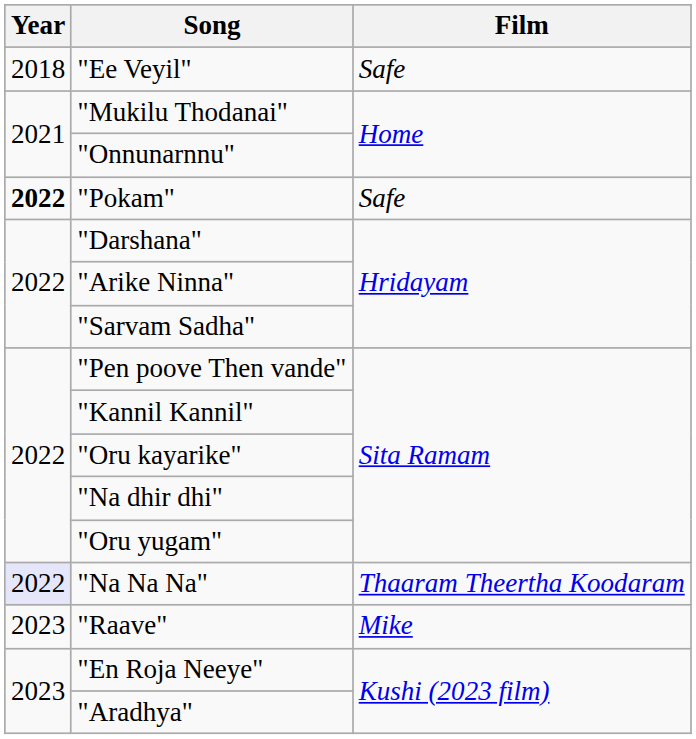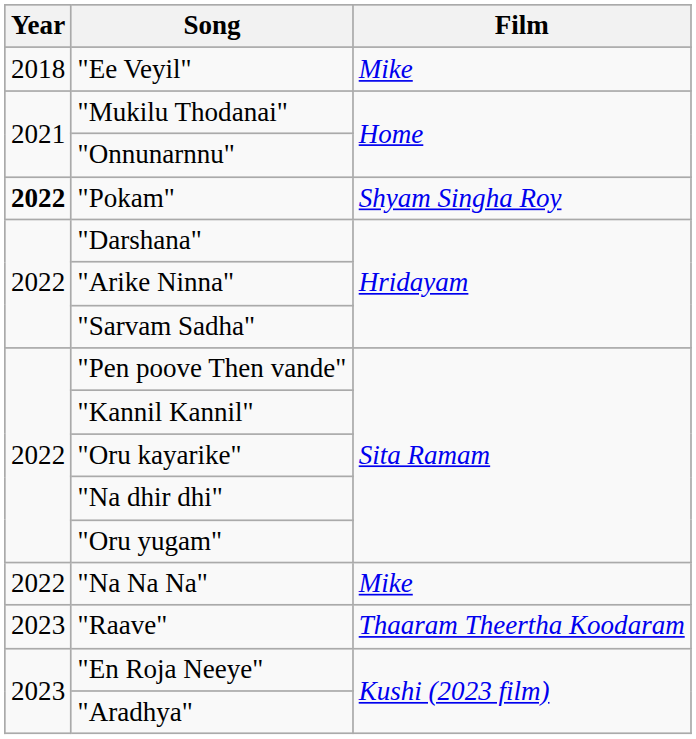(382, 68) Safe -> (386, 68) Mike
(382, 197) Safe -> (460, 197) Shyam Singha Roy
(38, 583) lavender background -> (38, 583) no background
(522, 583) Thaaram Theertha Koodaram -> (386, 583) Mike
(386, 626) Mike -> (522, 626) Thaaram Theertha Koodaram
